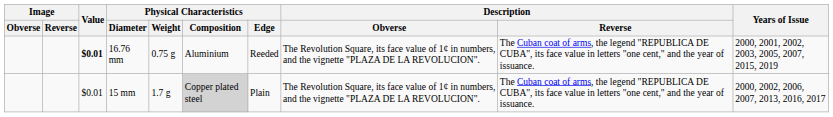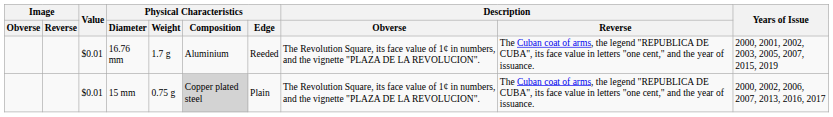(92, 55) bold -> (92, 55) normal
(163, 55) 0.75 g -> (161, 55) 1.7 g
(161, 93) 1.7 g -> (163, 93) 0.75 g
